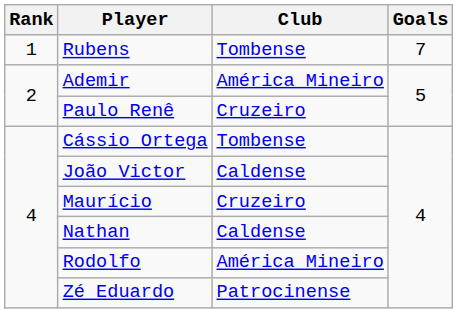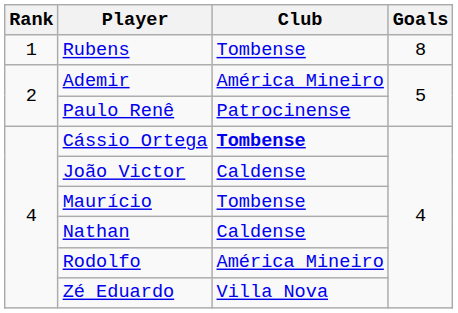(421, 50) 7 -> (421, 50) 8
(261, 111) Cruzeiro -> (283, 111) Patrocinense
(261, 141) normal -> (261, 141) bold
(261, 202) Cruzeiro -> (261, 202) Tombense
(283, 293) Patrocinense -> (272, 293) Villa Nova
